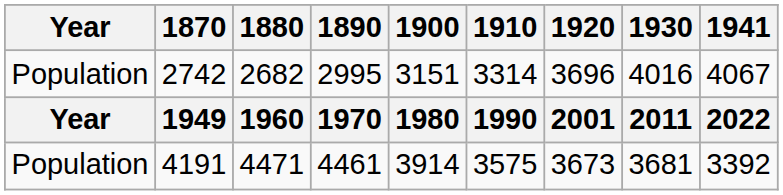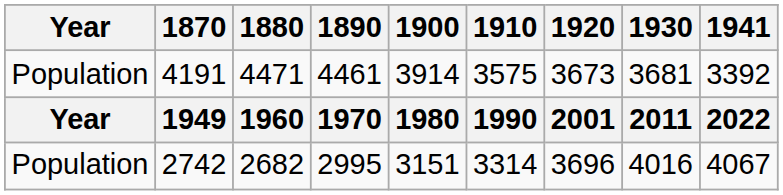rows swapped: (194, 73) <-> (194, 165)
